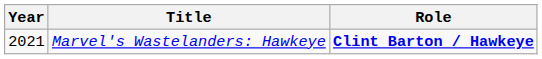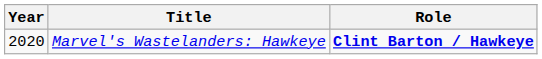(26, 42) 2021 -> (26, 42) 2020
